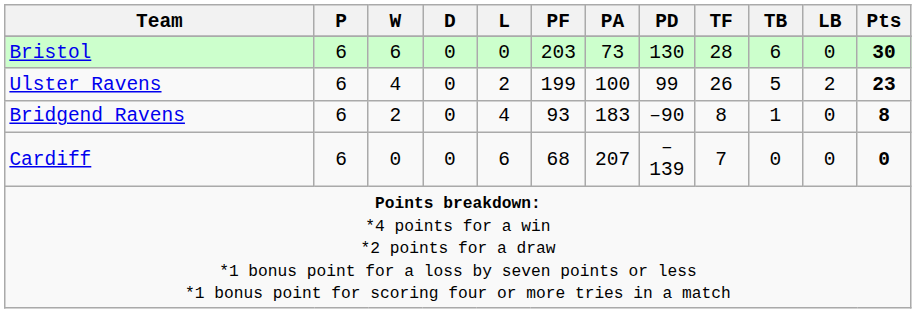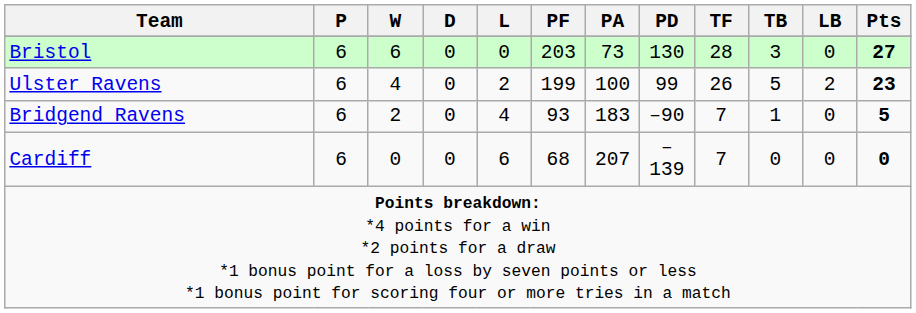(775, 52) 6 -> (775, 52) 3
(884, 52) 30 -> (884, 52) 27
(721, 116) 8 -> (721, 116) 7
(884, 116) 8 -> (884, 116) 5
